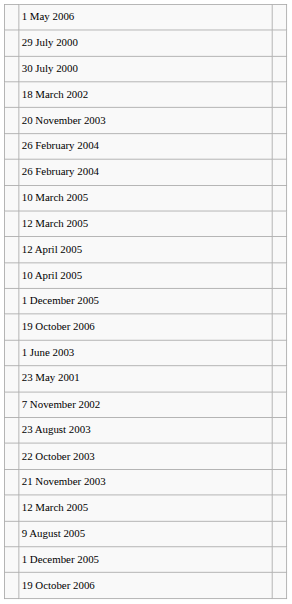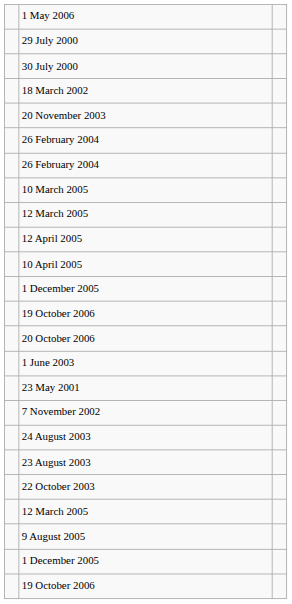+ row: (12, 339)
+ row: (12, 438)
- row: (12, 482)
